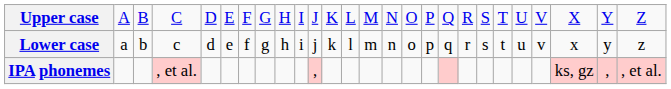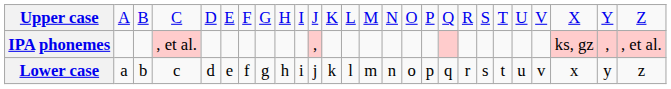rows swapped: (59, 44) <-> (59, 70)
